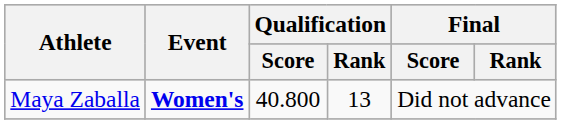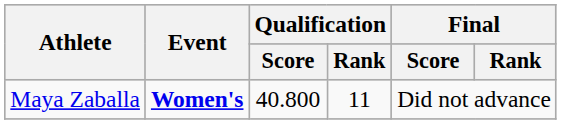(359, 99) 13 -> (359, 99) 11
